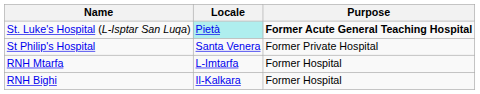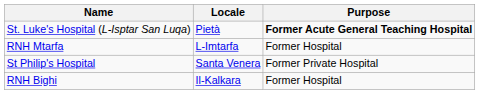(208, 30) paleturquoise background -> (208, 30) no background
rows swapped: (35, 64) <-> (51, 47)
